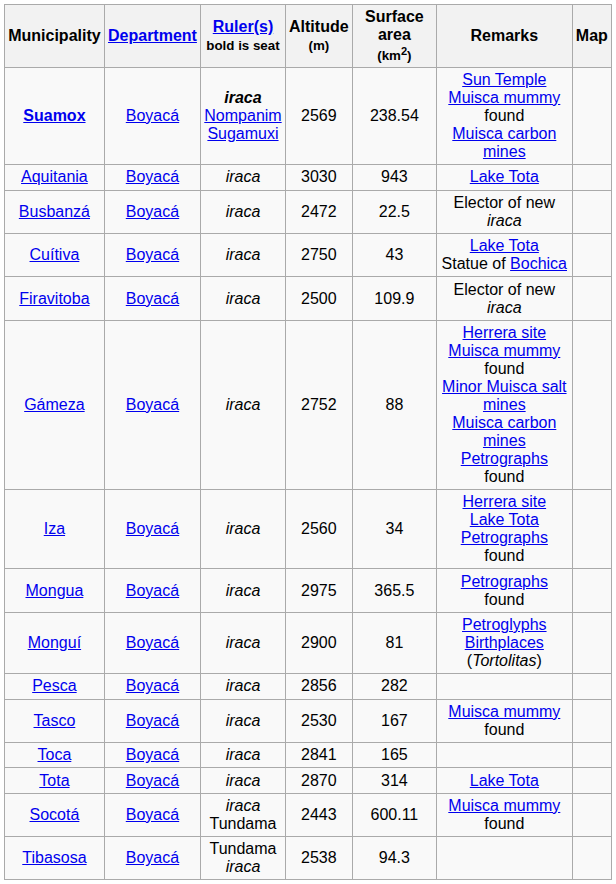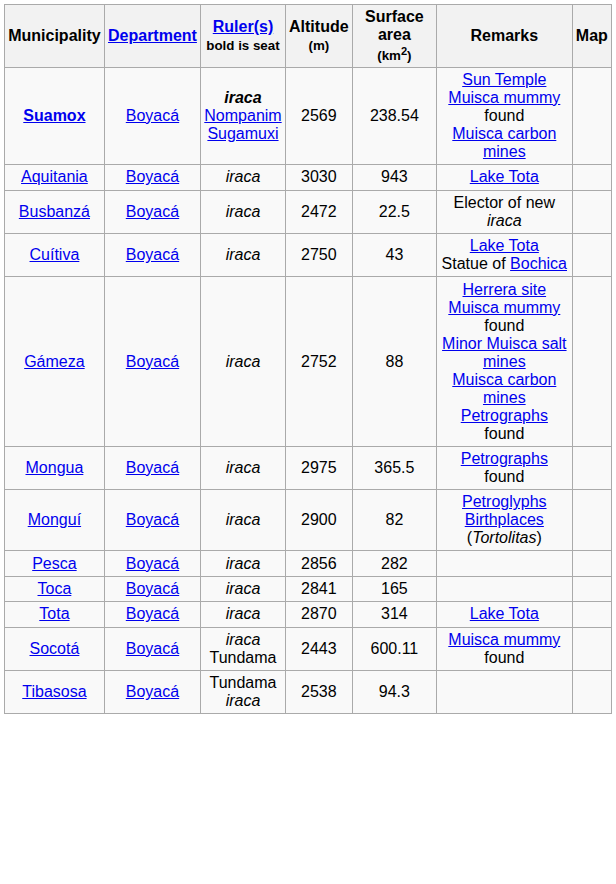- row: (54, 298)
- row: (54, 529)
(394, 642) 81 -> (394, 520) 82
- row: (54, 720)
